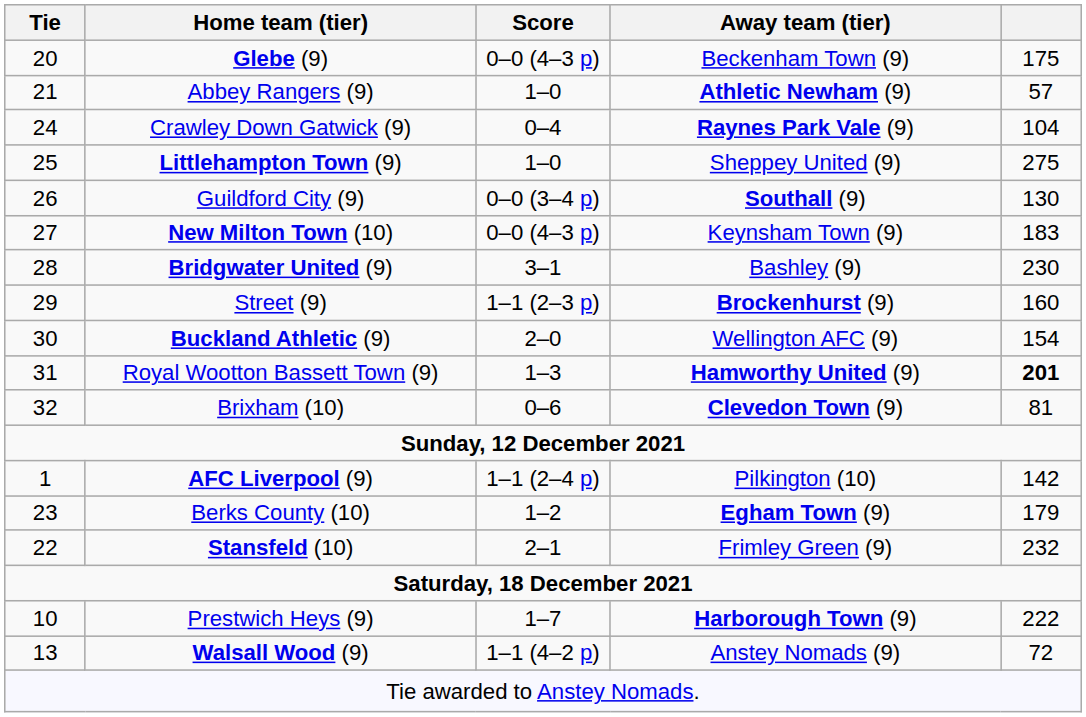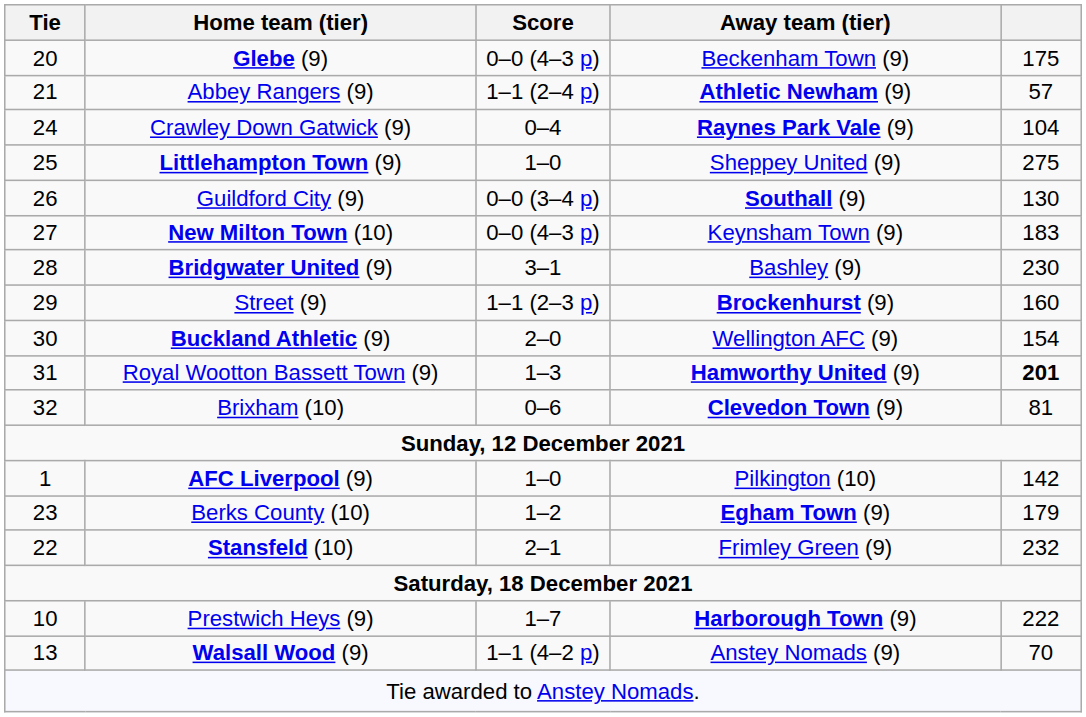(543, 93) 1–0 -> (543, 93) 1–1 (2–4 p)
(543, 478) 1–1 (2–4 p) -> (543, 478) 1–0
(1041, 653) 72 -> (1041, 653) 70
